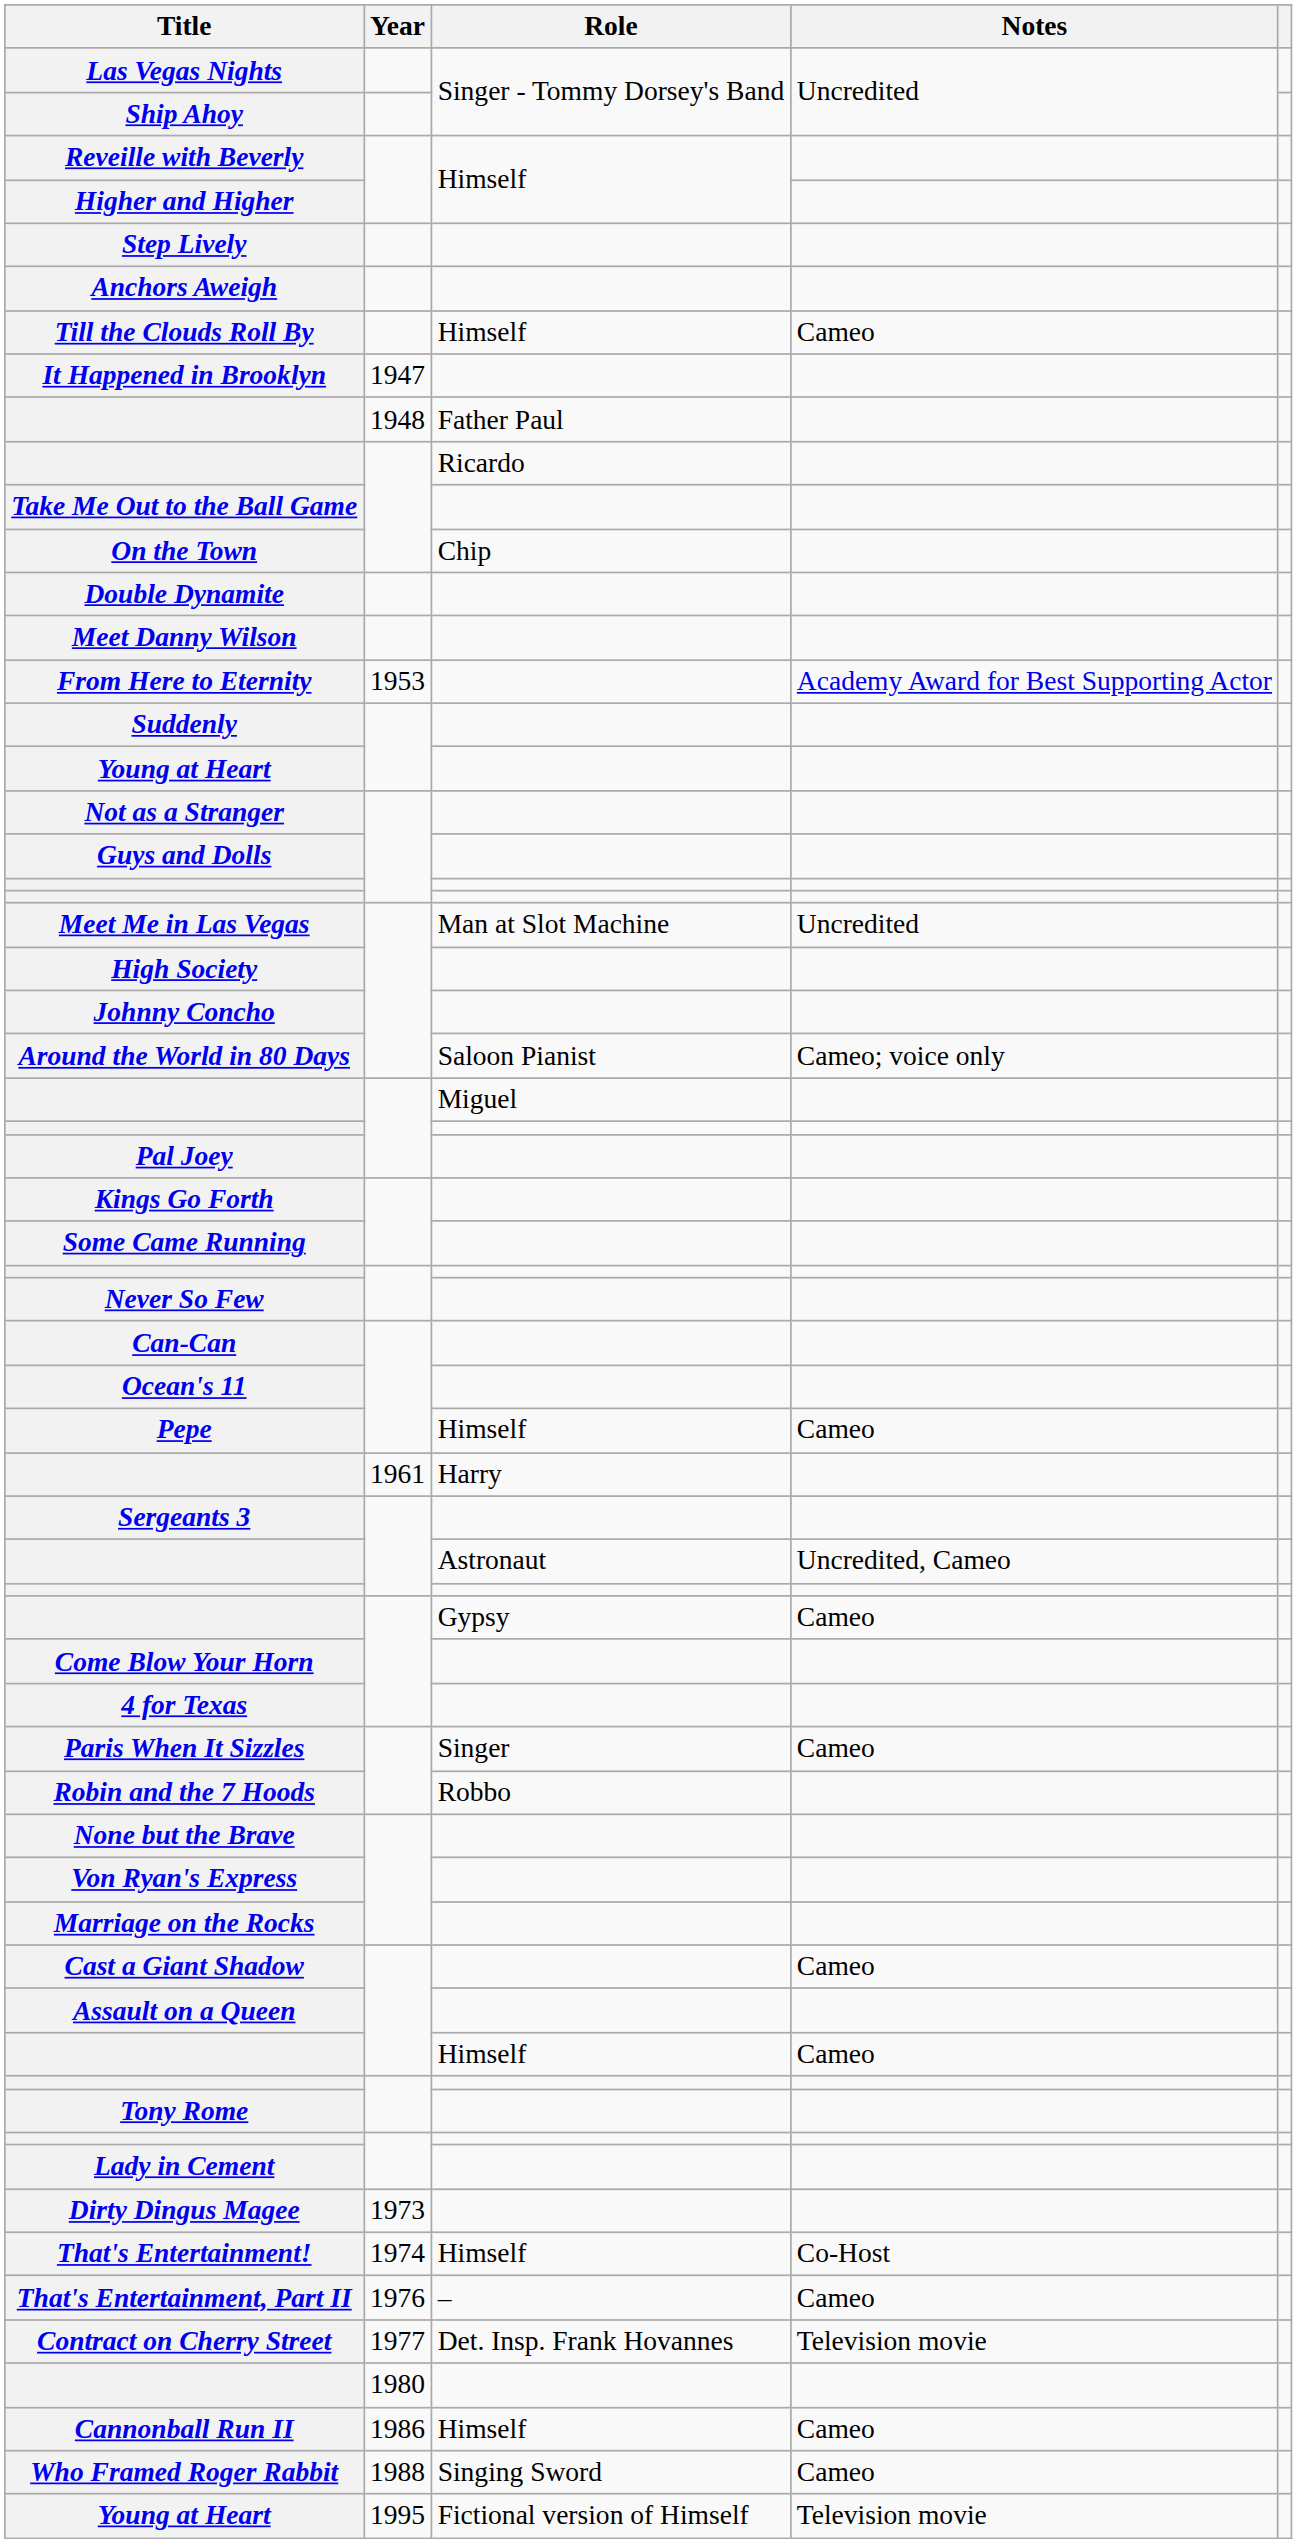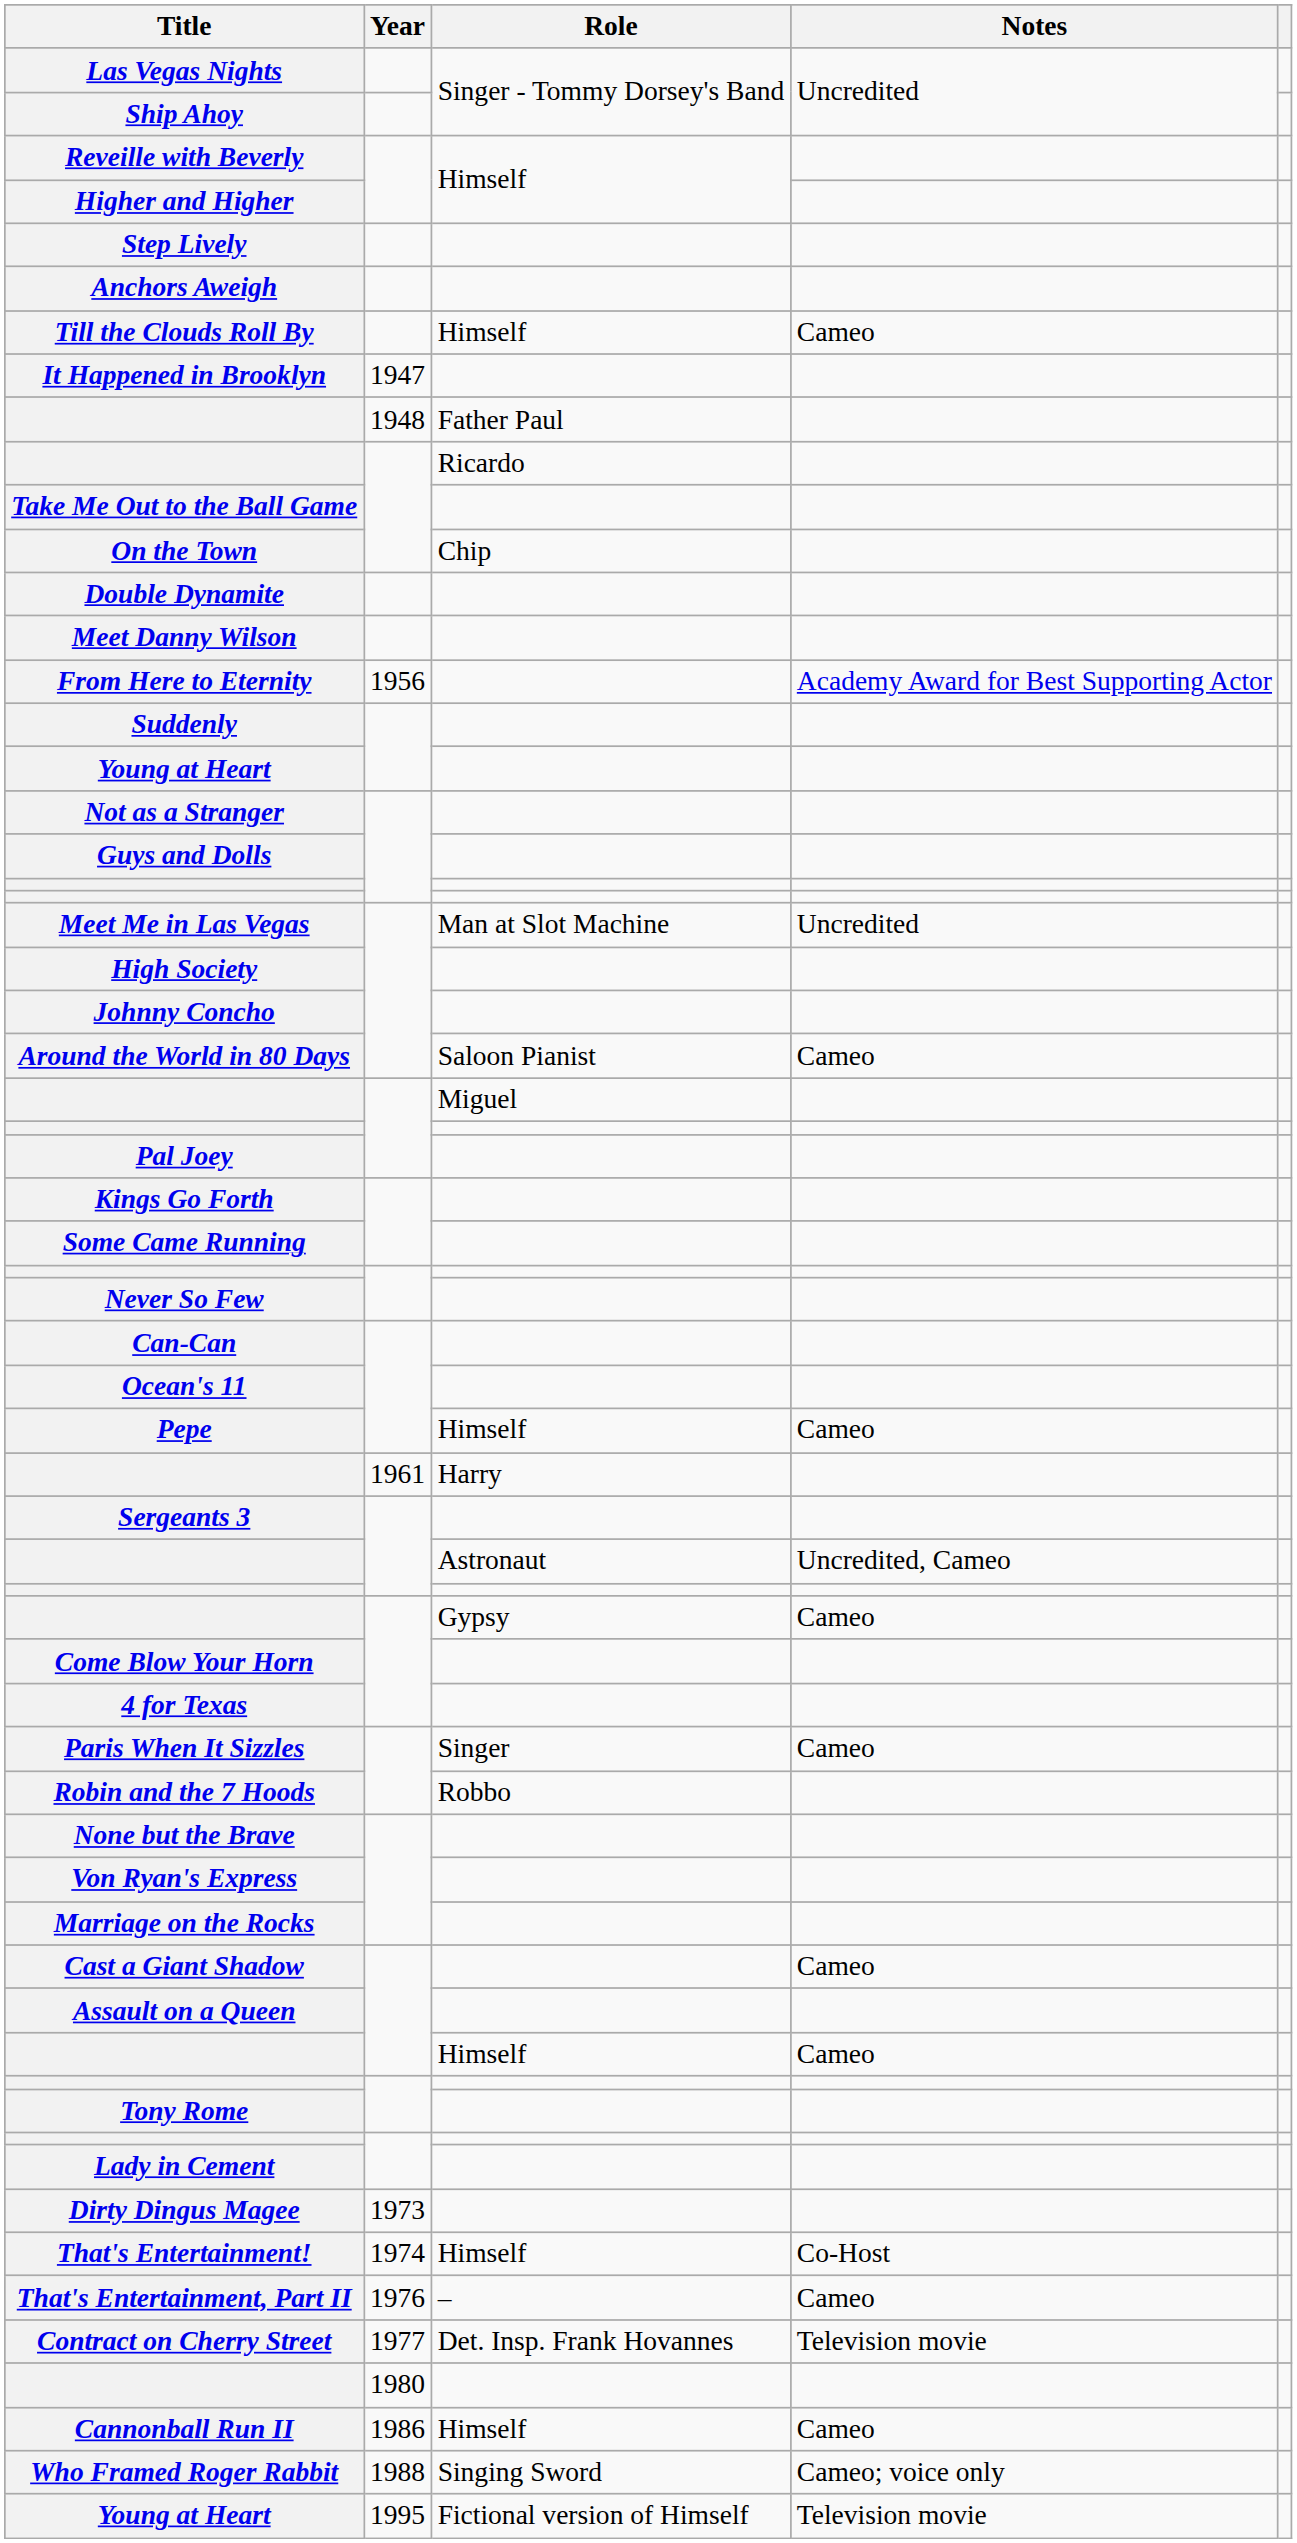(397, 680) 1953 -> (397, 680) 1956
(901, 1055) Cameo; voice only -> (836, 1055) Cameo
(836, 2471) Cameo -> (901, 2471) Cameo; voice only
